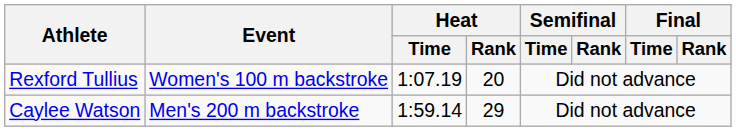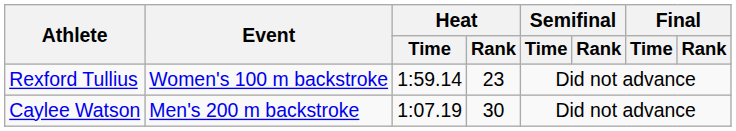(430, 80) 1:07.19 -> (430, 80) 1:59.14
(493, 80) 20 -> (493, 80) 23
(430, 111) 1:59.14 -> (430, 111) 1:07.19
(493, 111) 29 -> (493, 111) 30
